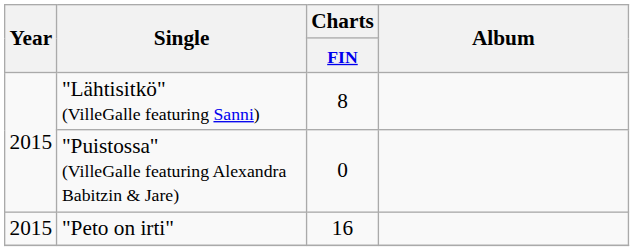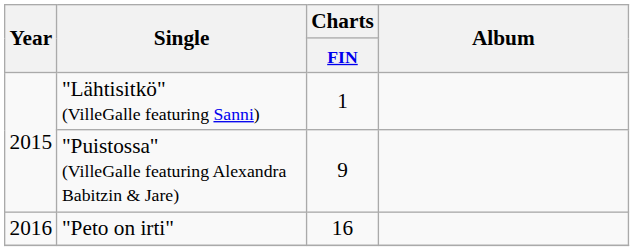(342, 100) 8 -> (342, 100) 1
(342, 170) 0 -> (342, 170) 9
(31, 228) 2015 -> (31, 228) 2016
